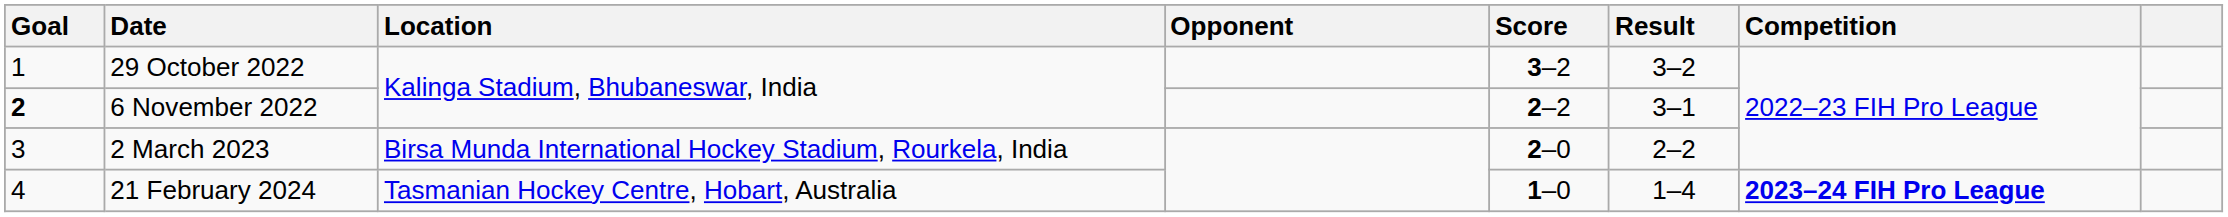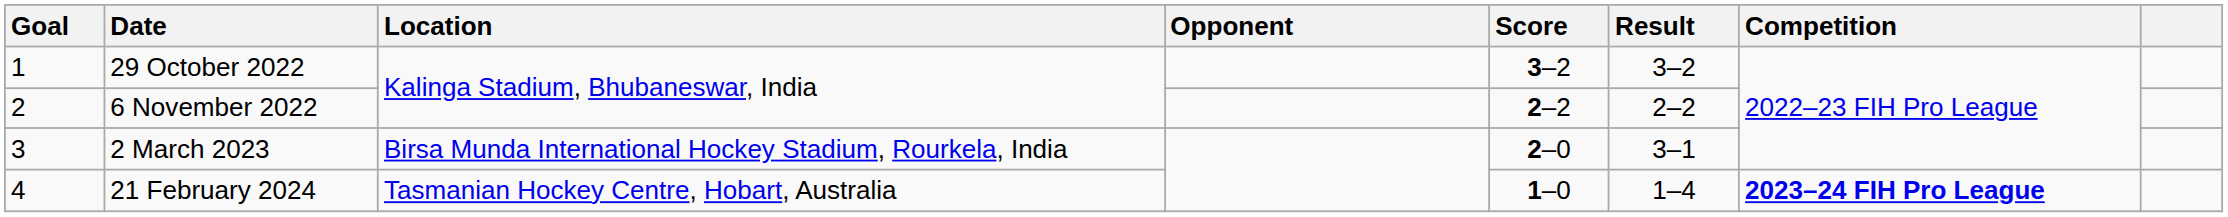(18, 108) bold -> (18, 108) normal
(1674, 108) 3–1 -> (1674, 108) 2–2
(1674, 149) 2–2 -> (1674, 149) 3–1
